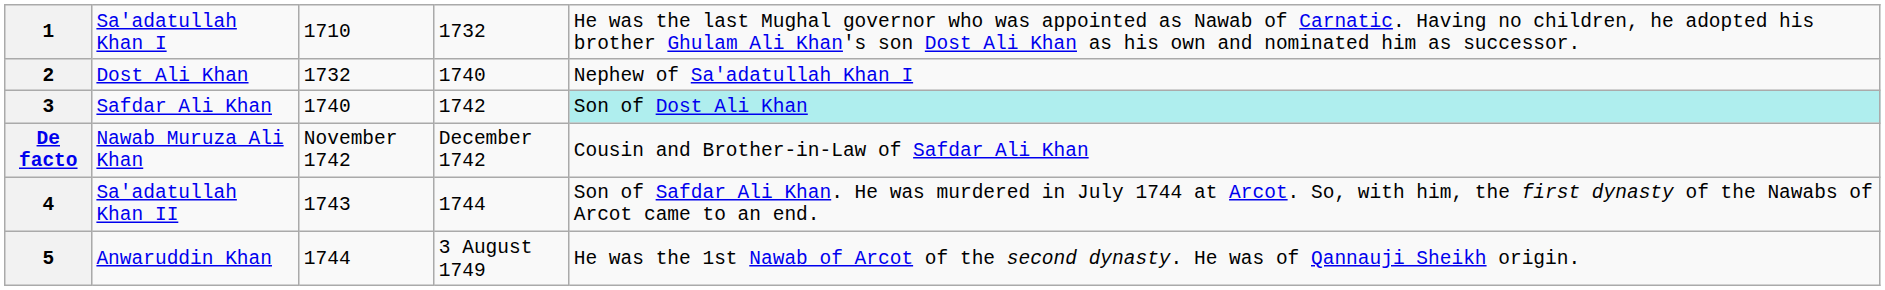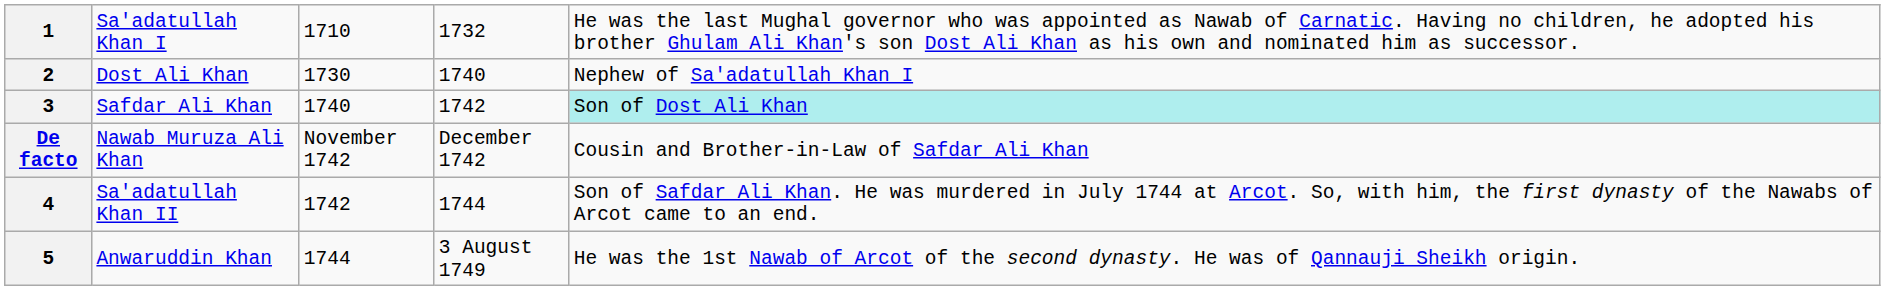(327, 75) 1732 -> (327, 75) 1730
(327, 204) 1743 -> (327, 204) 1742
